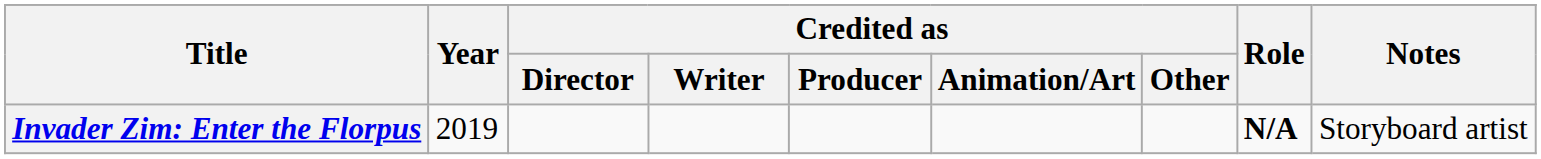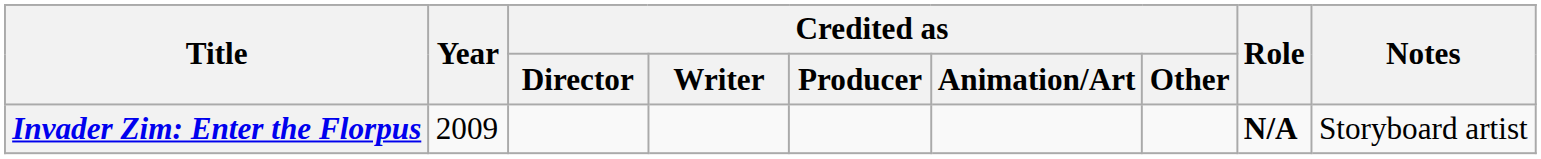(467, 128) 2019 -> (467, 128) 2009
